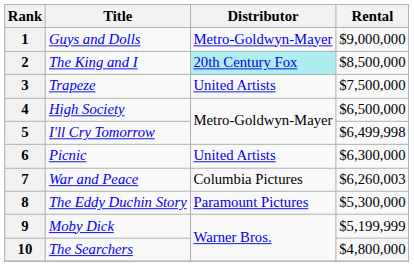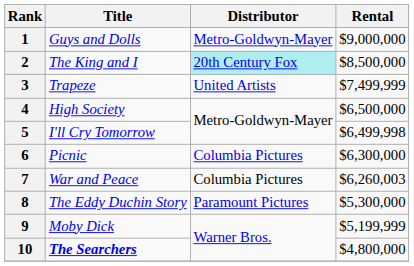(372, 86) $7,500,000 -> (372, 86) $7,499,999
(235, 156) United Artists -> (248, 156) Columbia Pictures
(91, 249) normal -> (93, 249) bold
